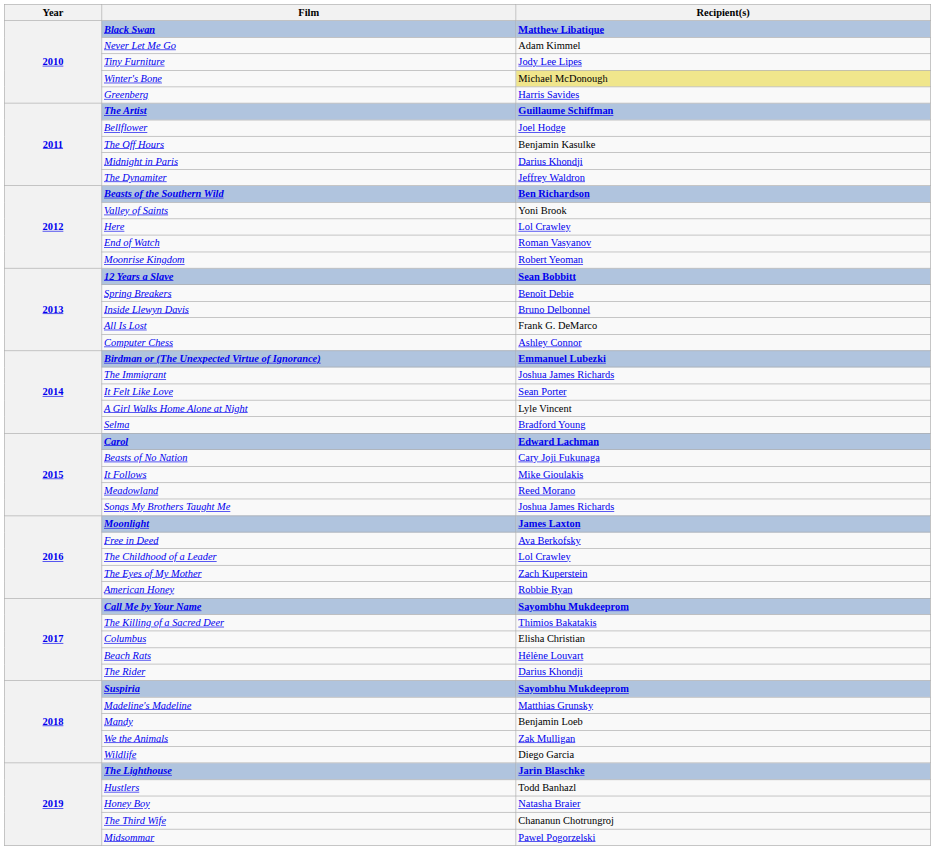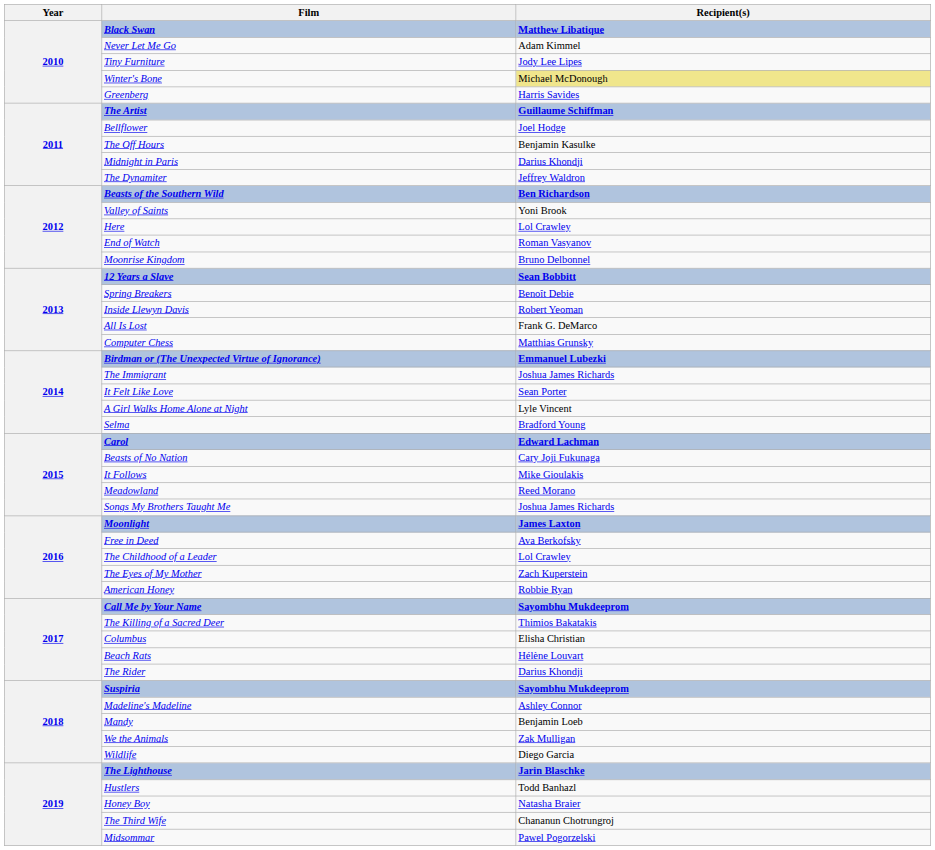(551, 260) Robert Yeoman -> (554, 260) Bruno Delbonnel
(554, 309) Bruno Delbonnel -> (551, 309) Robert Yeoman
(550, 342) Ashley Connor -> (556, 342) Matthias Grunsky
(556, 705) Matthias Grunsky -> (550, 705) Ashley Connor
